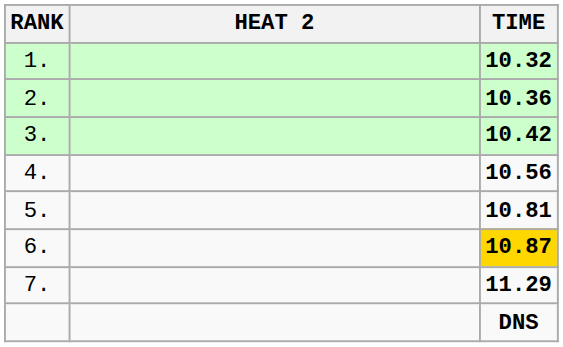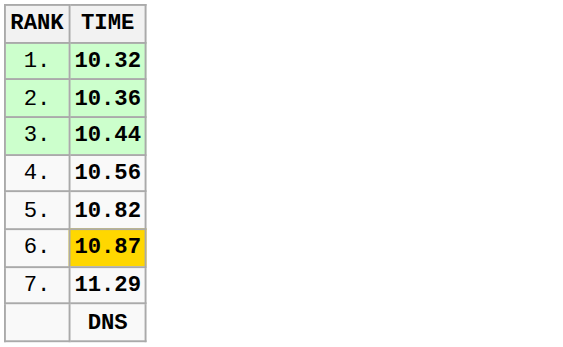- column: (274, 23)
(519, 135) 10.42 -> (108, 135) 10.44
(519, 210) 10.81 -> (108, 210) 10.82
